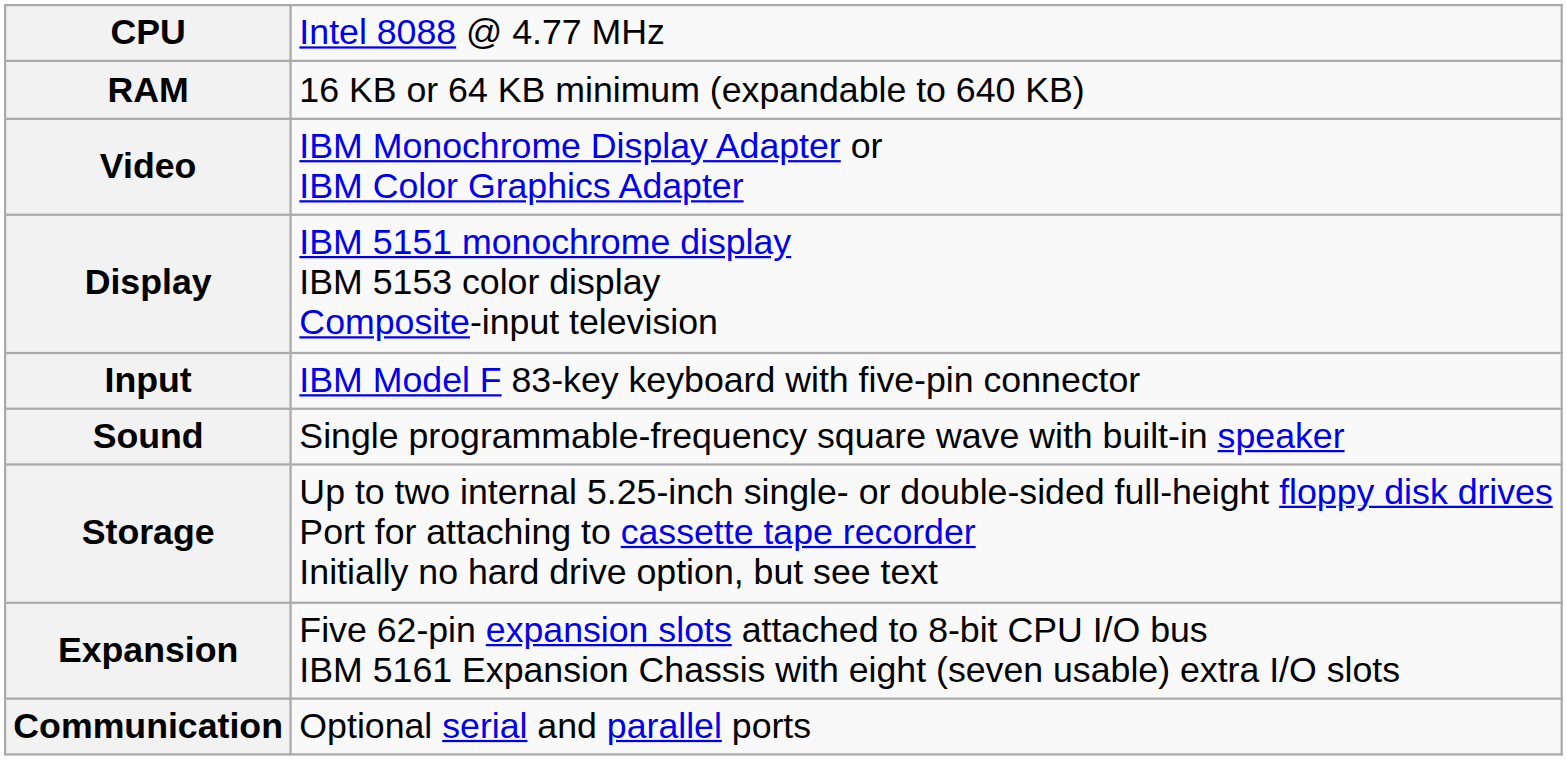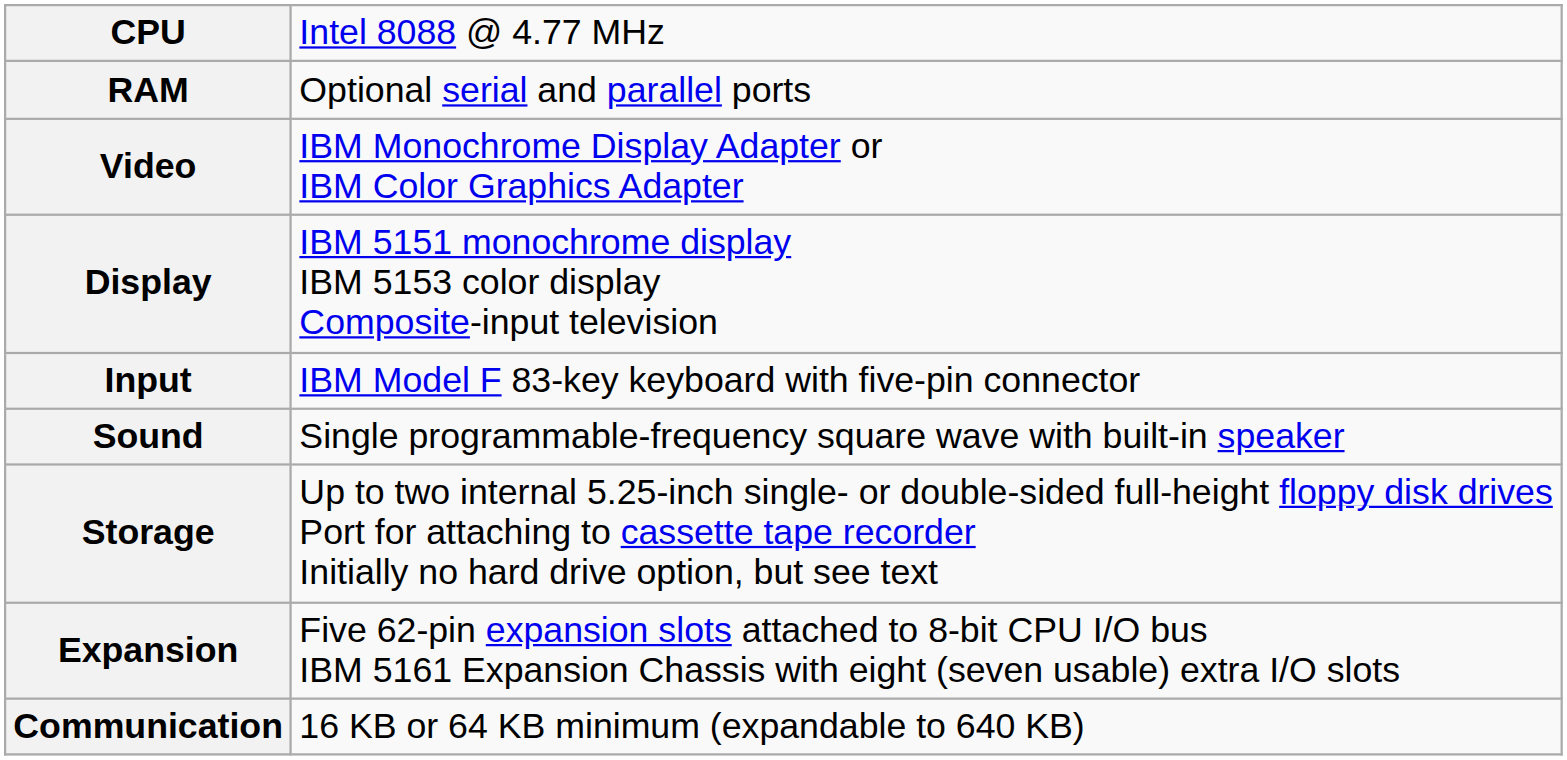(692, 89) 16 KB or 64 KB minimum (expandable to 640 KB) -> (555, 89) Optional serial and parallel ports
(555, 726) Optional serial and parallel ports -> (692, 726) 16 KB or 64 KB minimum (expandable to 640 KB)
